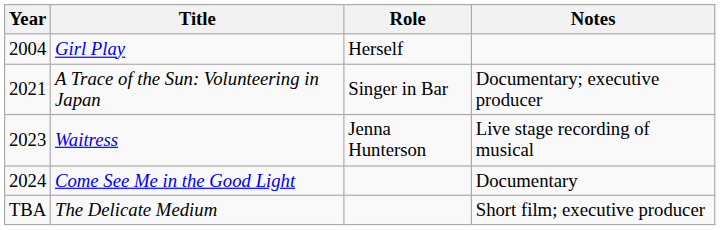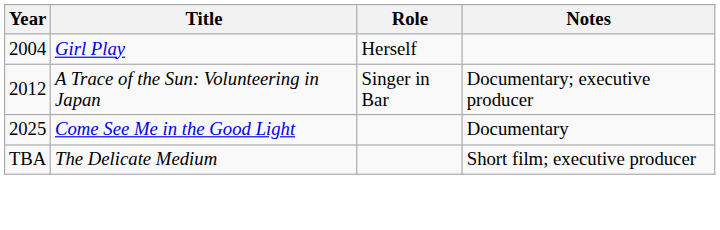(28, 89) 2021 -> (28, 89) 2012
- row: (87, 140)
(28, 180) 2024 -> (28, 129) 2025
